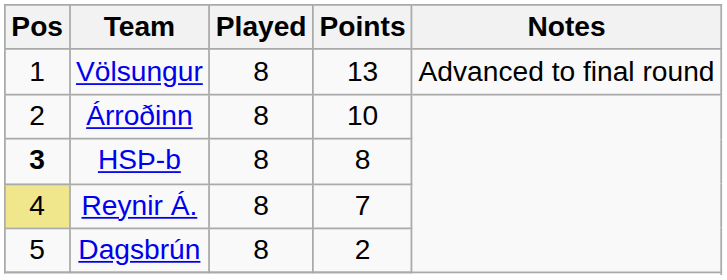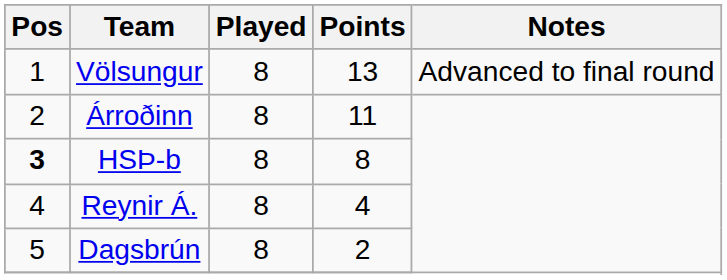(363, 116) 10 -> (363, 116) 11
(37, 205) khaki background -> (37, 205) no background
(363, 205) 7 -> (363, 205) 4
